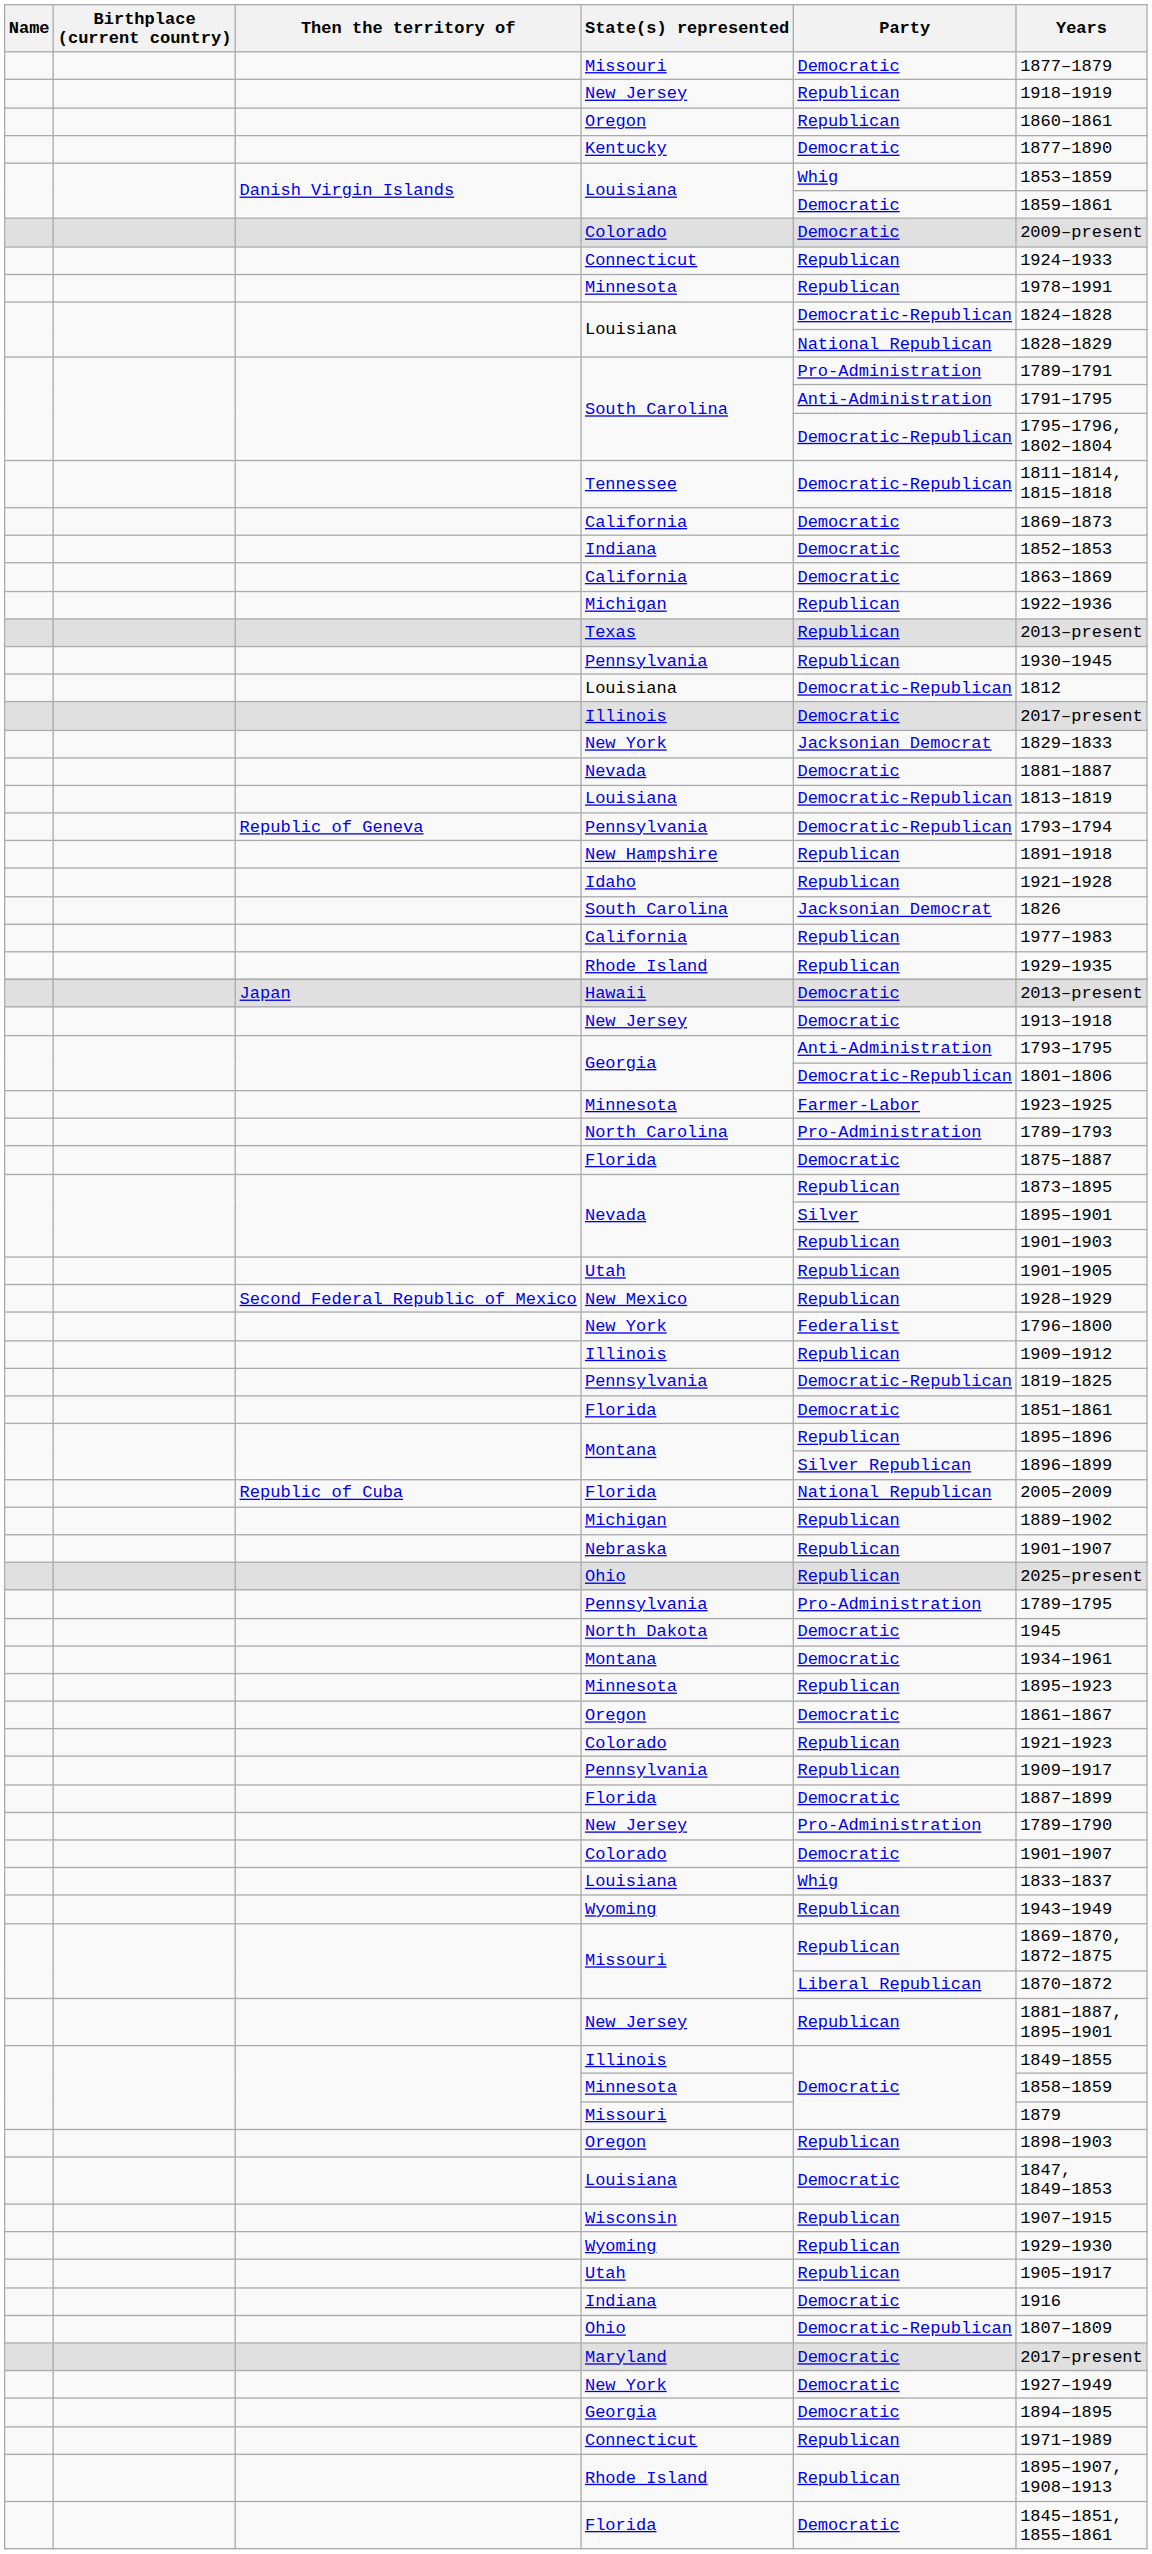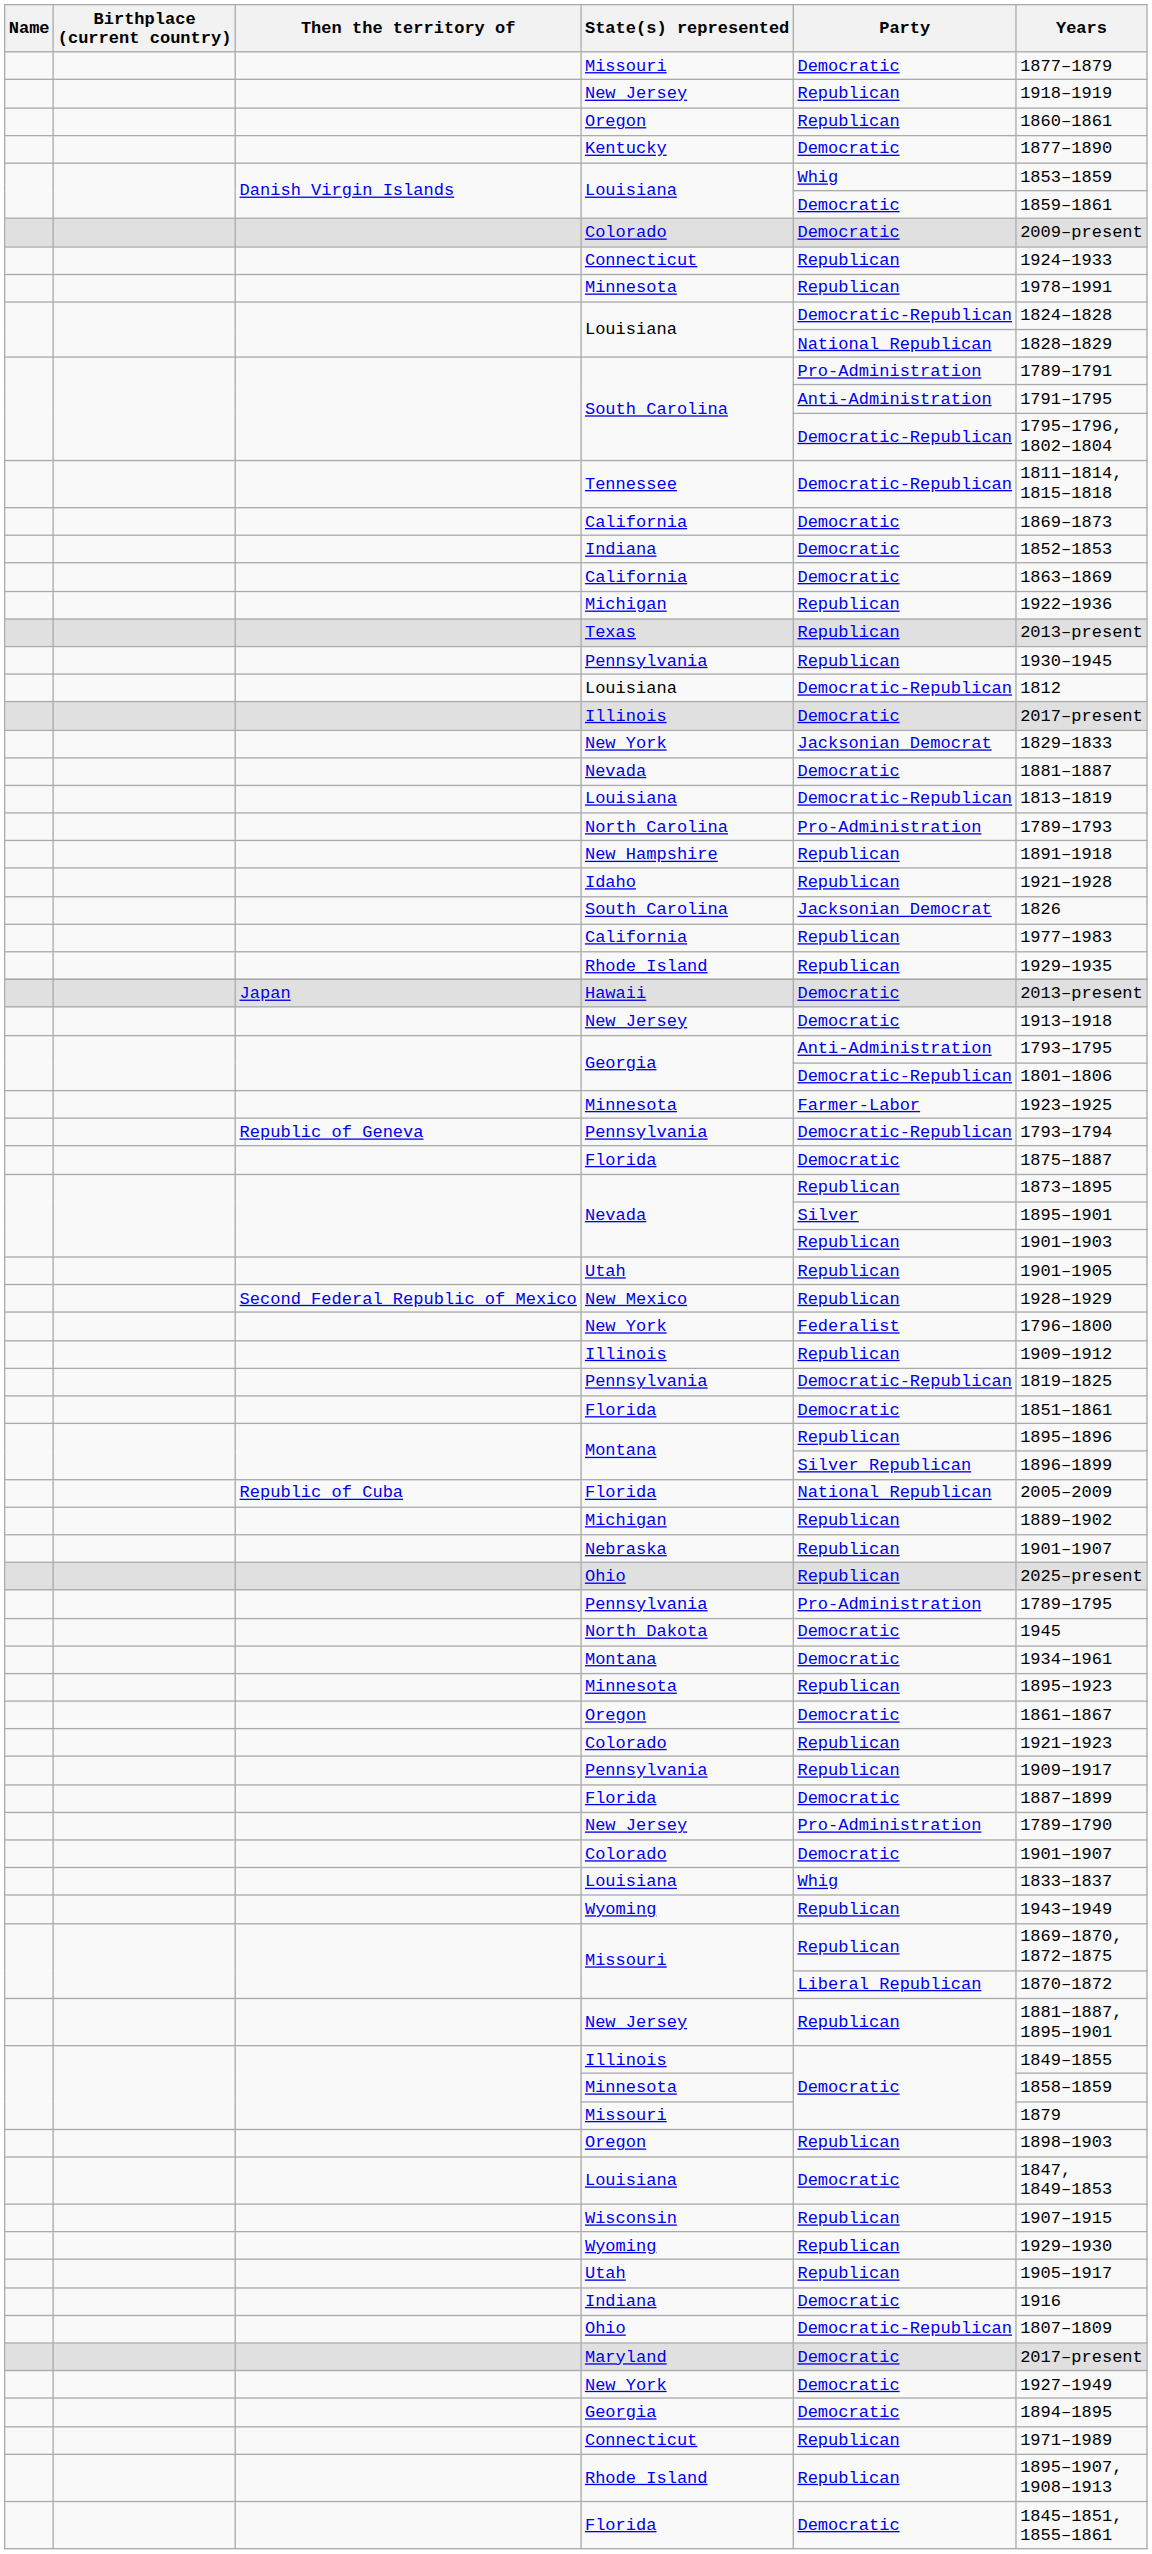rows swapped: (332, 827) <-> (408, 1132)
